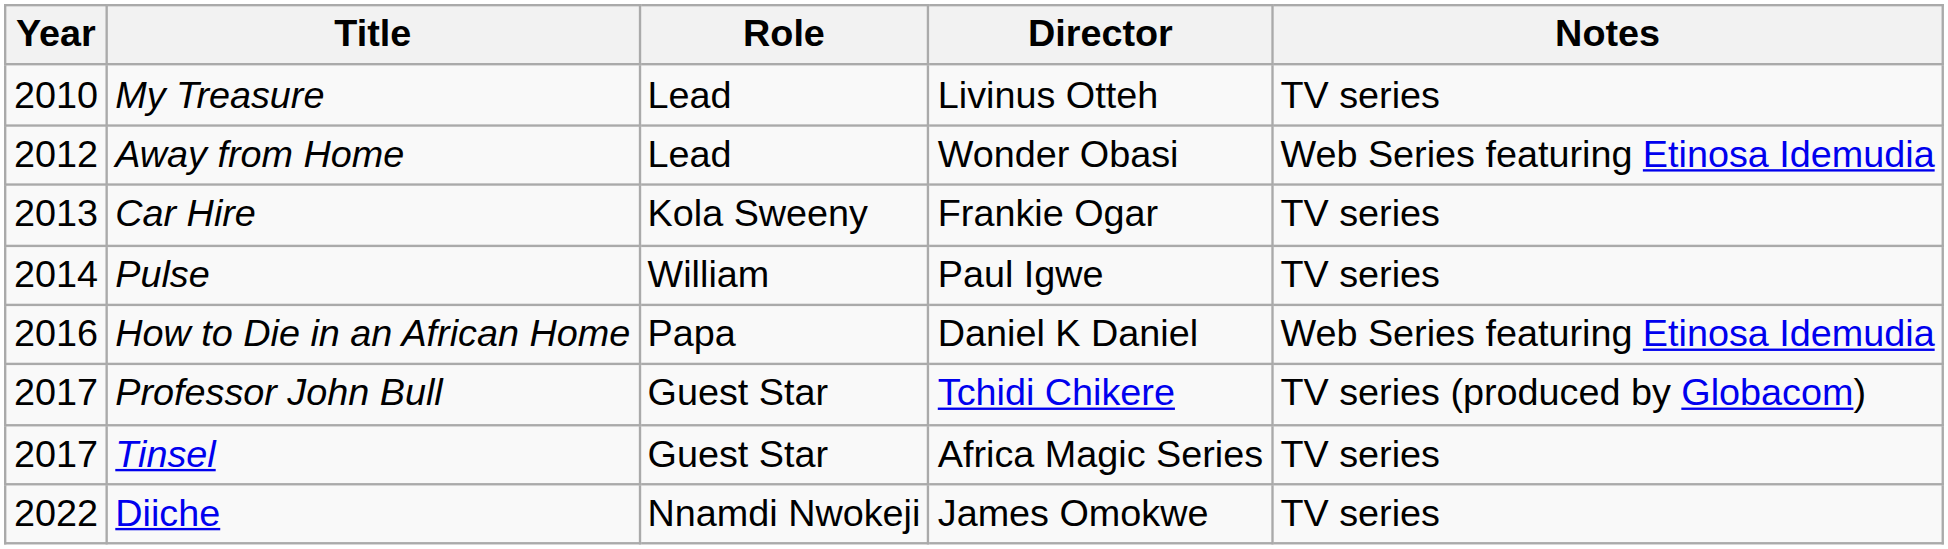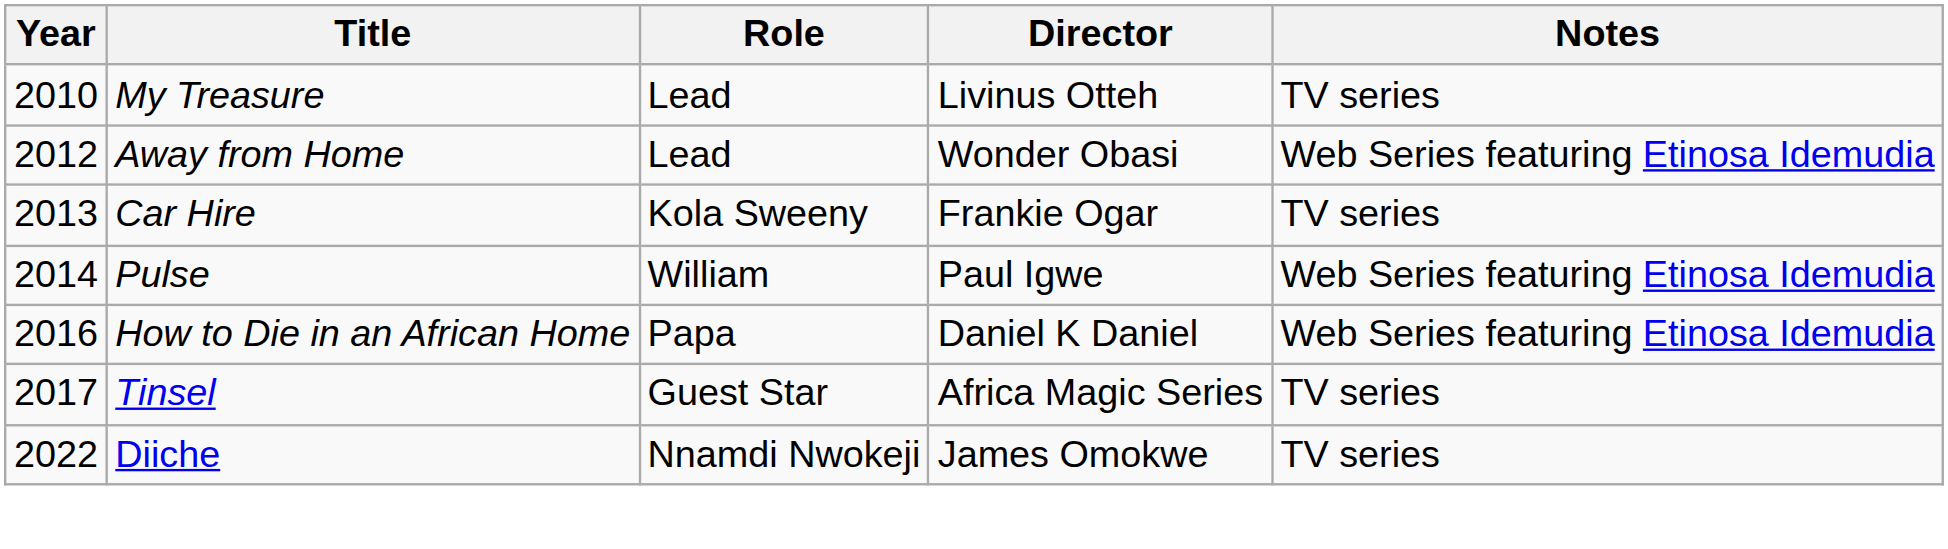(1360, 273) TV series -> (1608, 273) Web Series featuring Etinosa Idemudia
- row: (279, 393)
